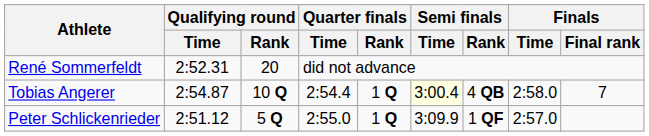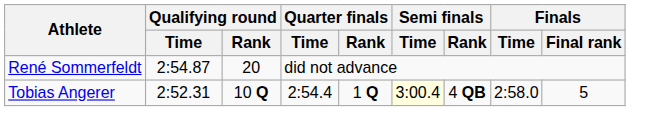(202, 68) 2:52.31 -> (184, 68) 2:54.87
(202, 93) 2:54.87 -> (184, 93) 2:52.31
(602, 93) 7 -> (584, 93) 5
- row: (84, 119)
